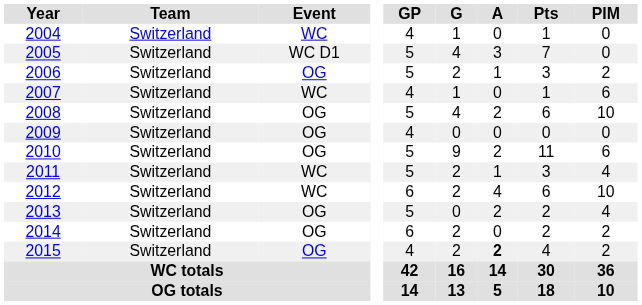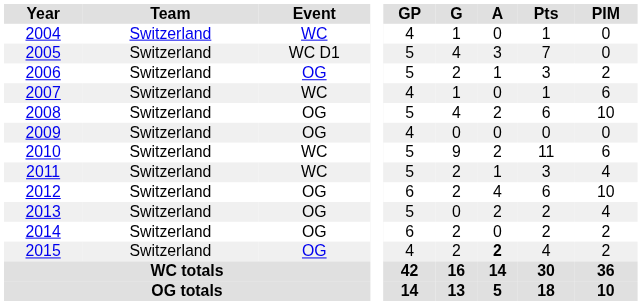(314, 152) OG -> (314, 152) WC
(314, 192) WC -> (314, 192) OG
